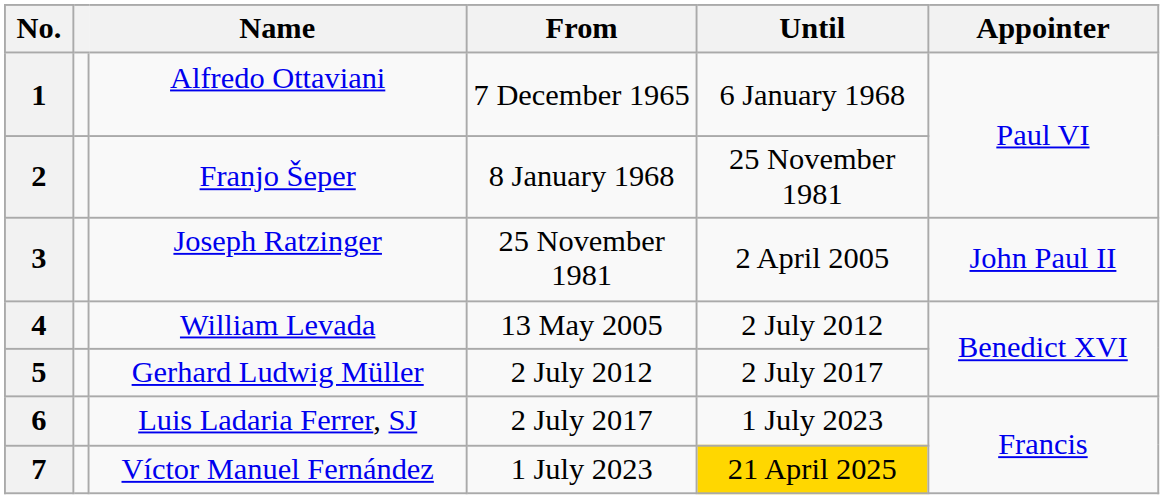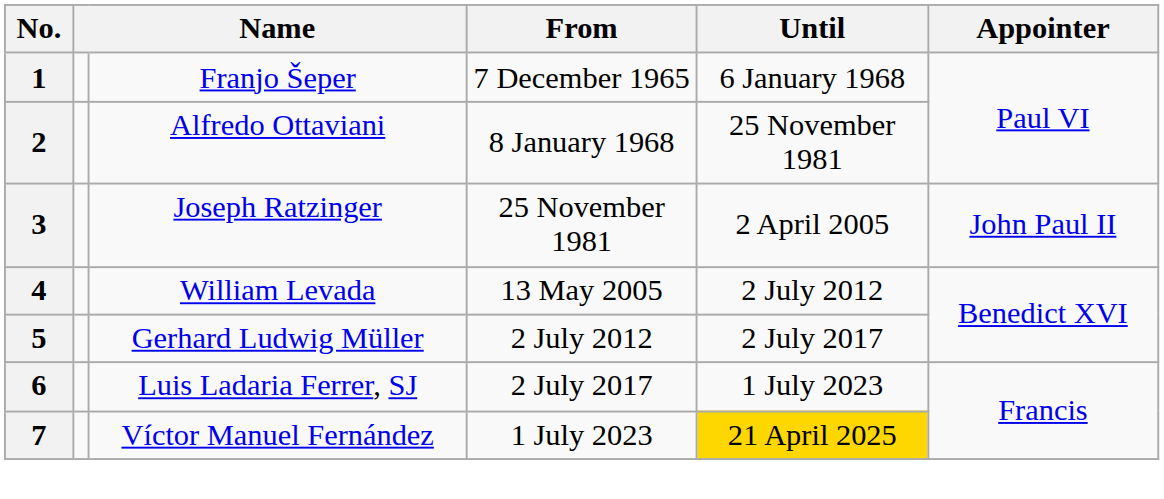(278, 76) Alfredo Ottaviani -> (278, 76) Franjo Šeper
(278, 176) Franjo Šeper -> (278, 125) Alfredo Ottaviani
